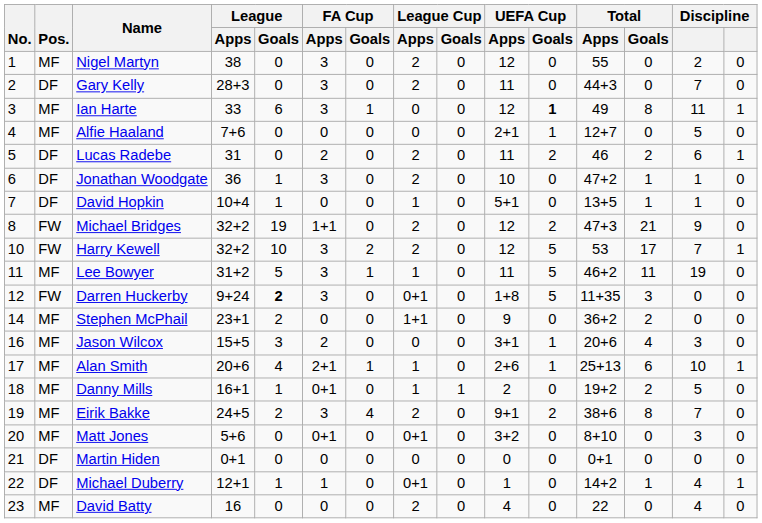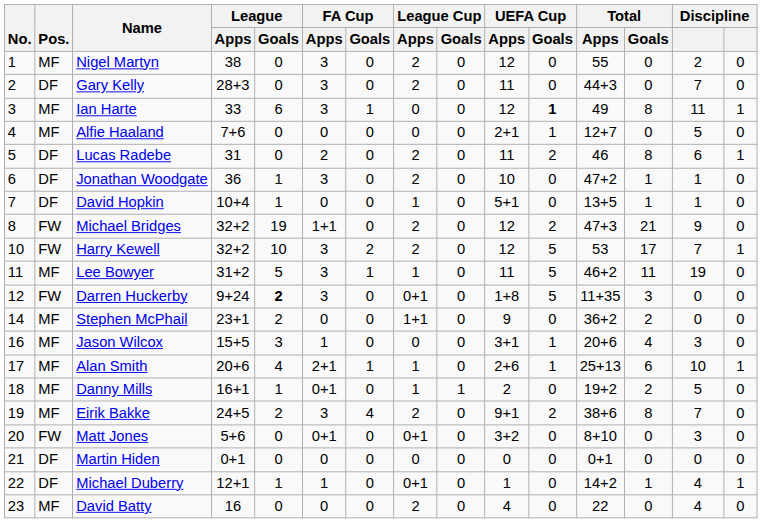(648, 156) 2 -> (648, 156) 8
(324, 343) 2 -> (324, 343) 1
(49, 436) MF -> (50, 436) FW
